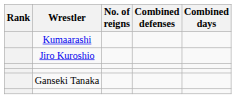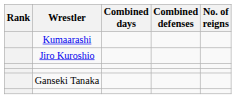columns swapped: (117, 18) <-> (206, 18)
